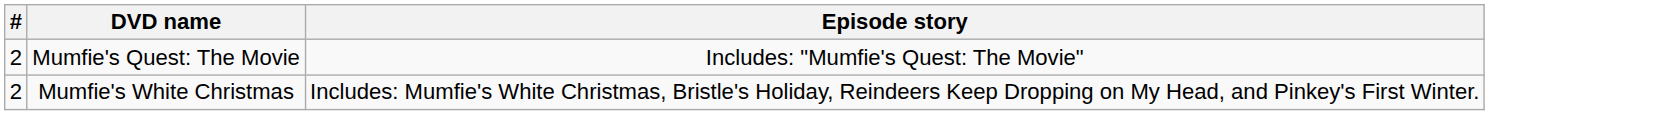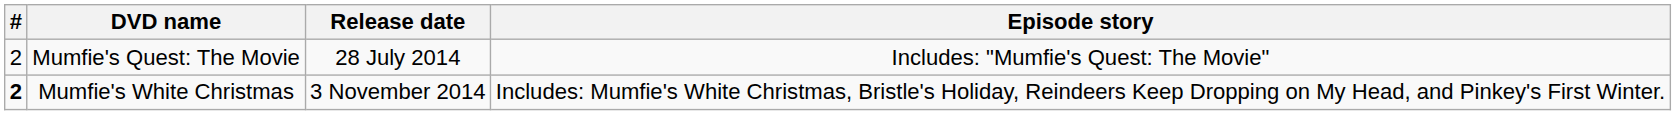+ column: (398, 22)
(16, 92) normal -> (16, 92) bold
